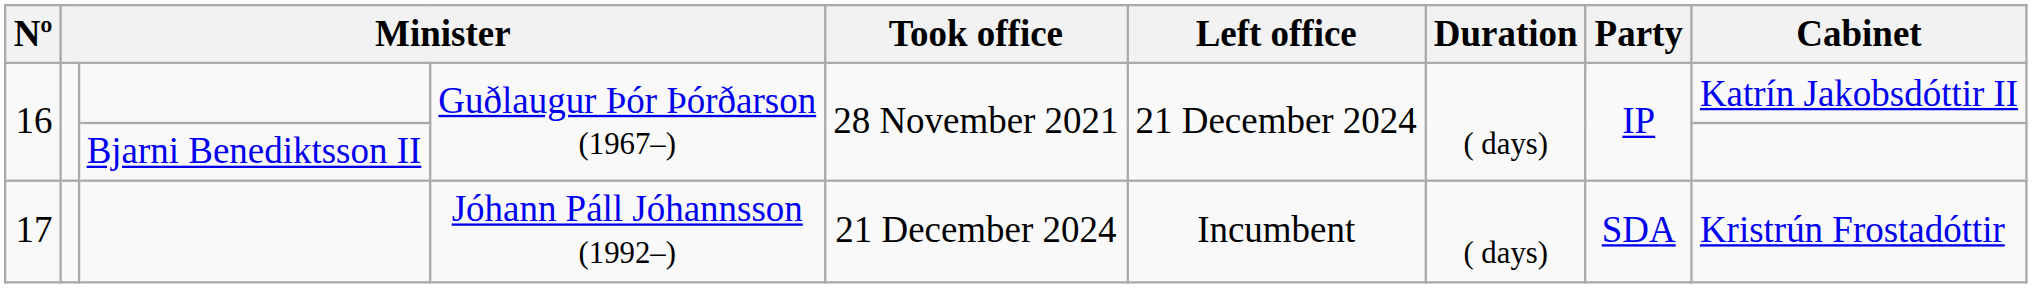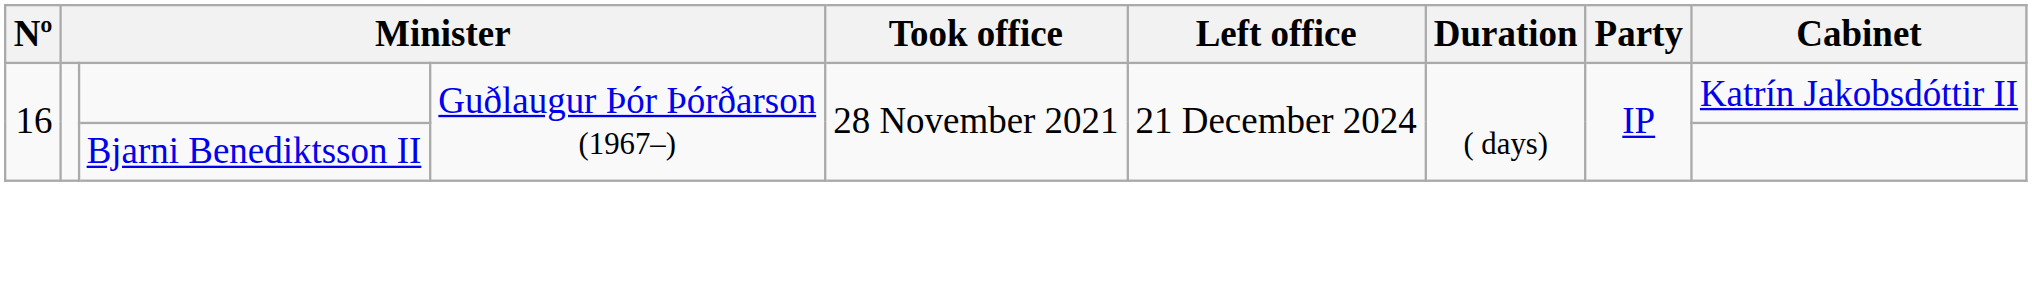- row: (34, 230)
